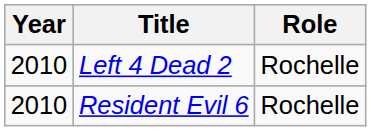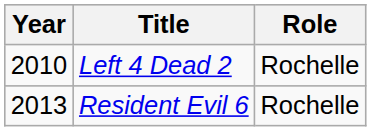(39, 105) 2010 -> (39, 105) 2013
